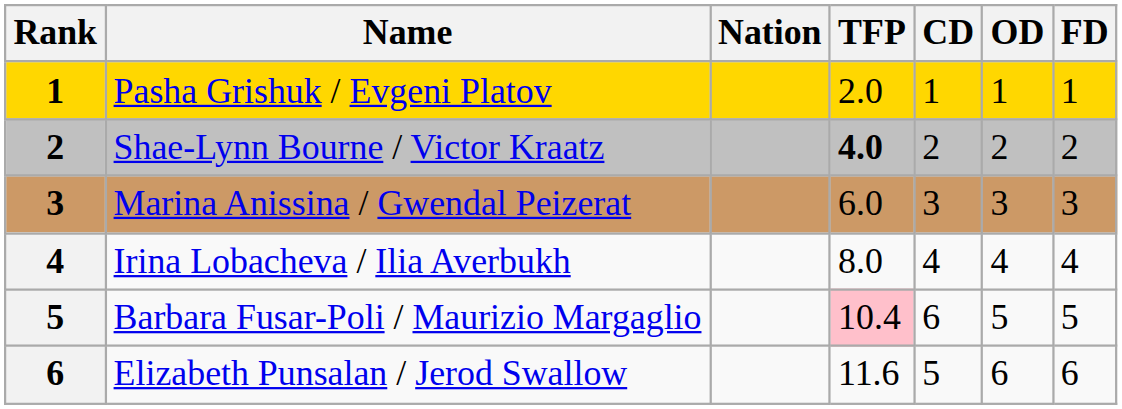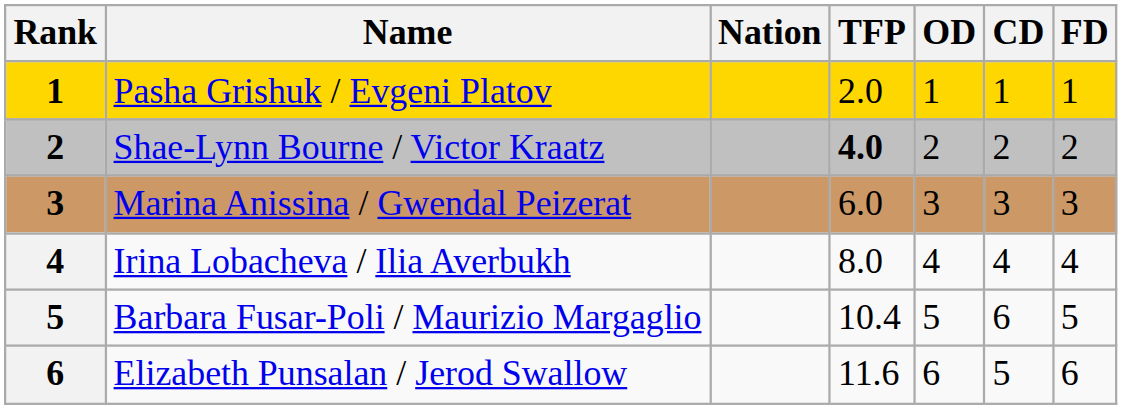columns swapped: (948, 32) <-> (1017, 32)
(869, 317) pink background -> (869, 317) no background
